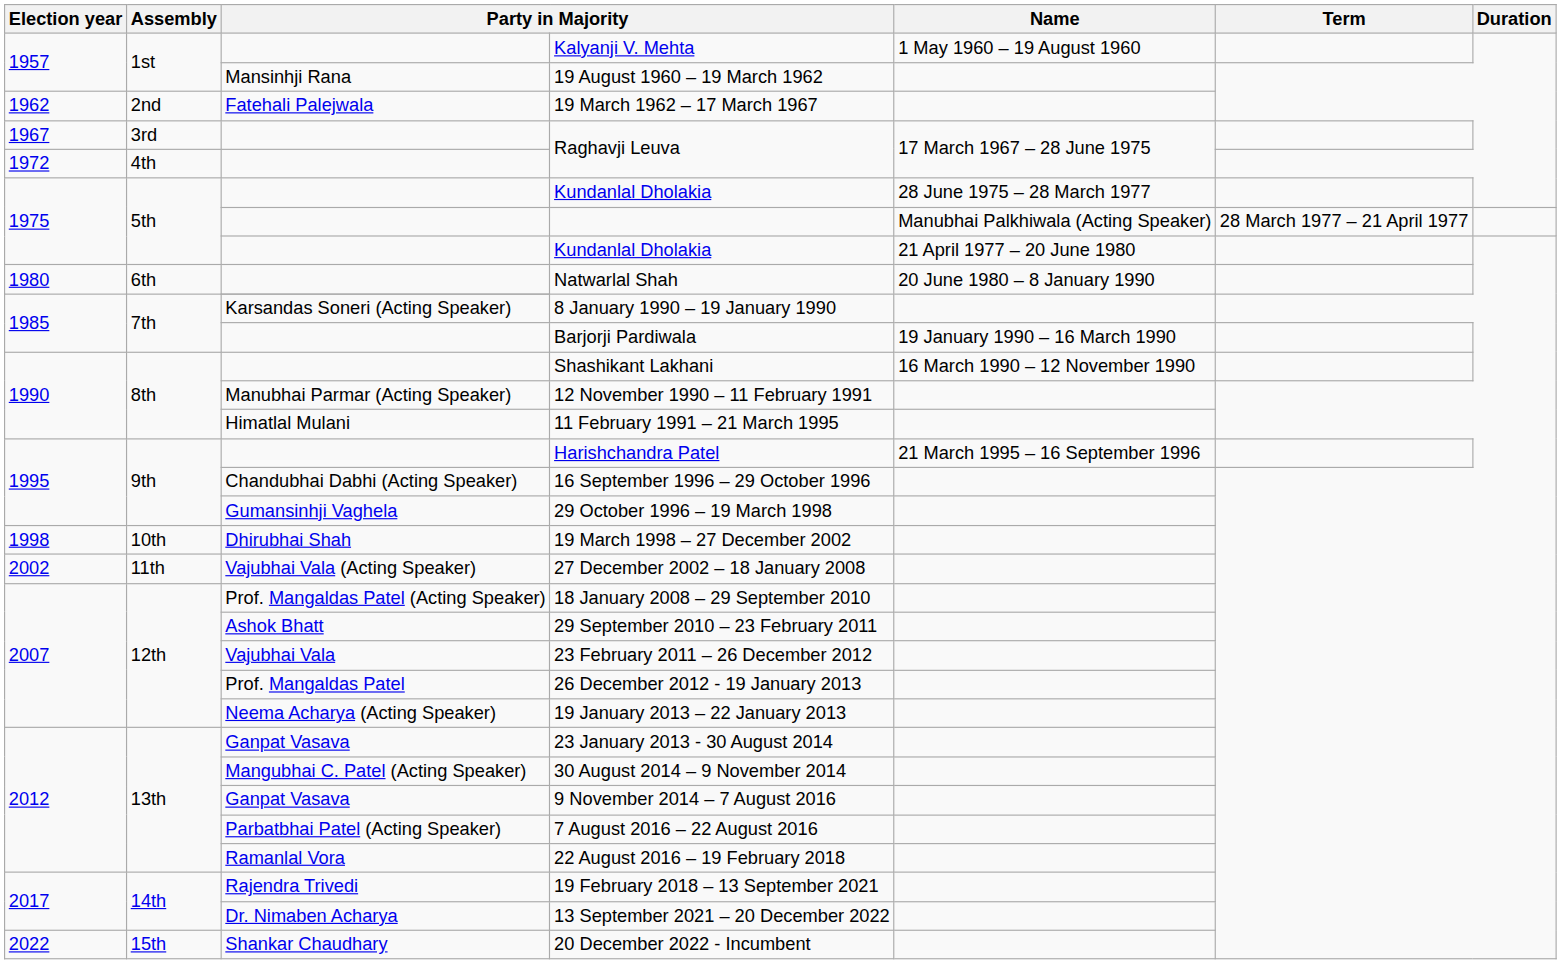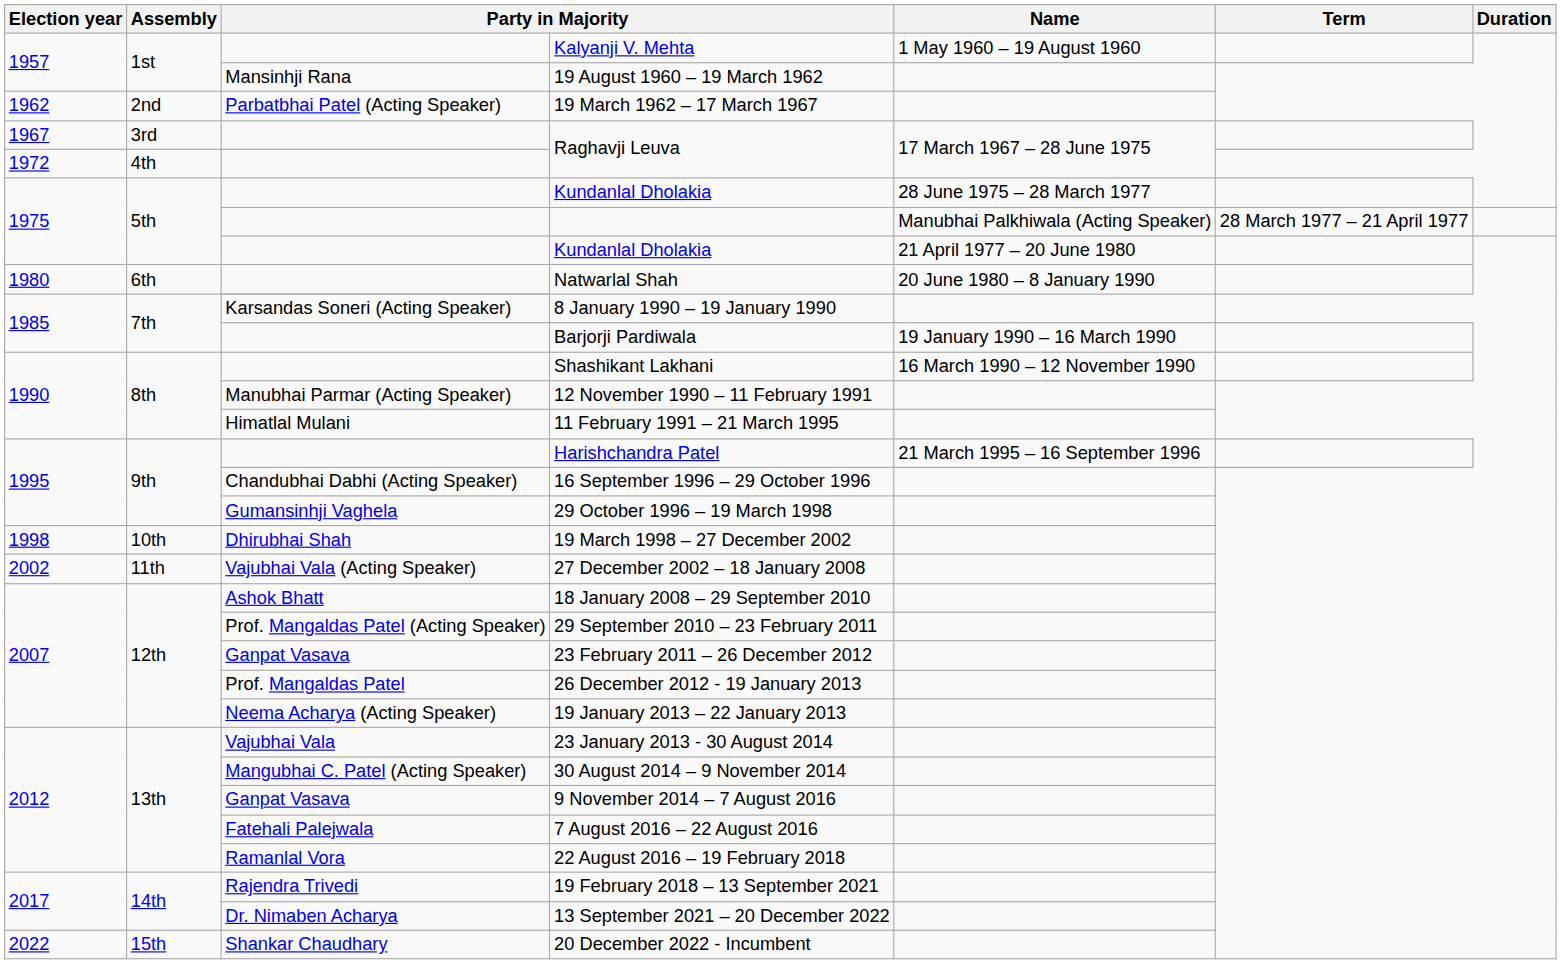(299, 105) Fatehali Palejwala -> (363, 105) Parbatbhai Patel (Acting Speaker)
(386, 597) Prof. Mangaldas Patel (Acting Speaker) -> (275, 597) Ashok Bhatt
(275, 626) Ashok Bhatt -> (386, 626) Prof. Mangaldas Patel (Acting Speaker)
(280, 655) Vajubhai Vala -> (288, 655) Ganpat Vasava
(288, 742) Ganpat Vasava -> (280, 742) Vajubhai Vala
(363, 828) Parbatbhai Patel (Acting Speaker) -> (299, 828) Fatehali Palejwala
